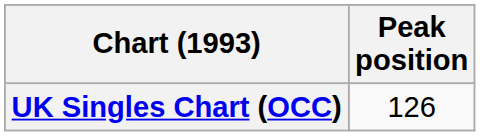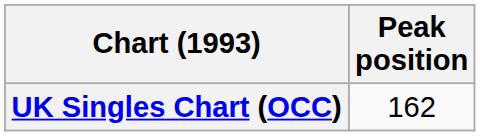(412, 106) 126 -> (412, 106) 162
